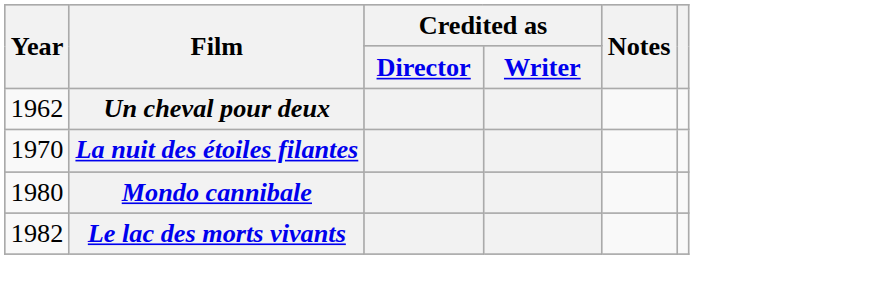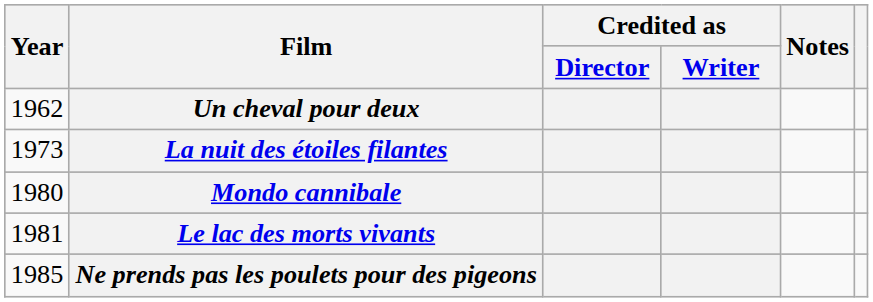(37, 150) 1970 -> (37, 150) 1973
(37, 233) 1982 -> (37, 233) 1981
+ row: (306, 274)
